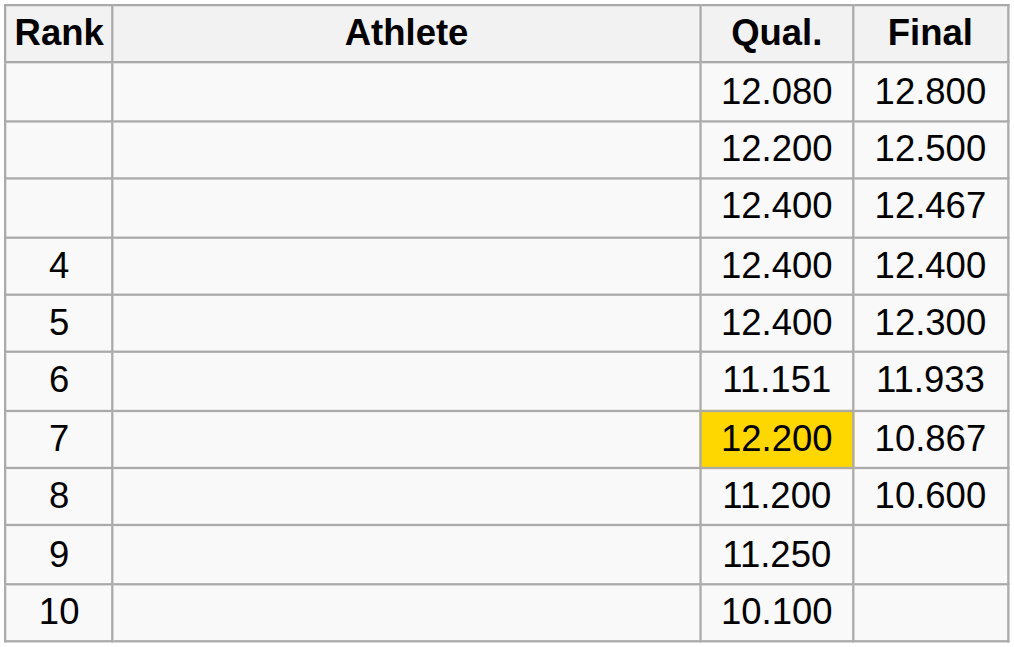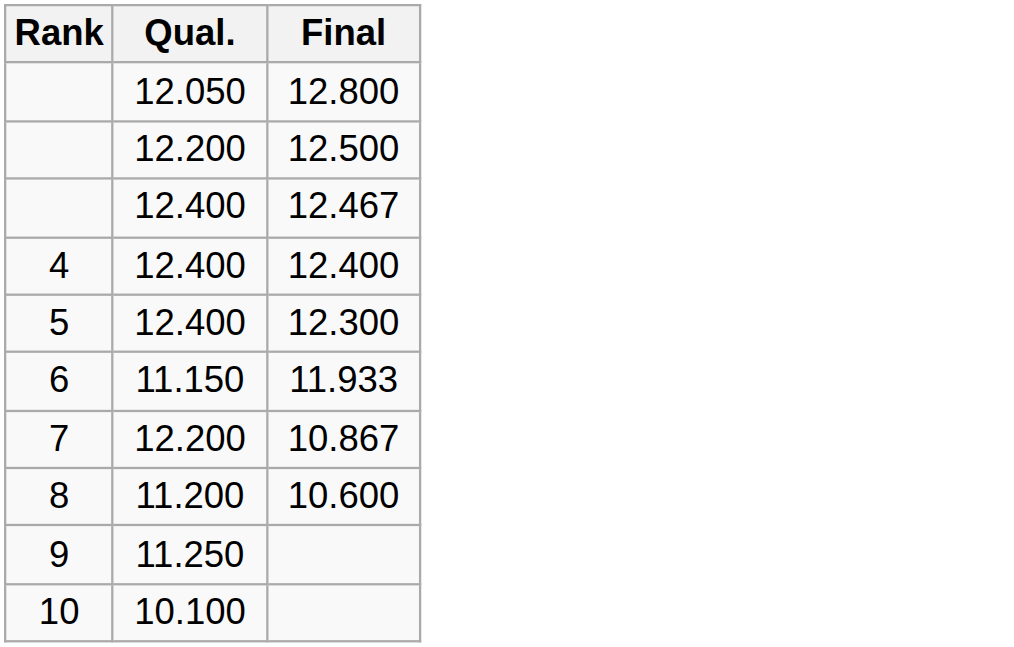- column: (407, 33)
(777, 91) 12.080 -> (190, 91) 12.050
(777, 380) 11.151 -> (190, 380) 11.150
(777, 438) gold background -> (190, 438) no background
